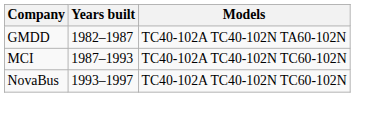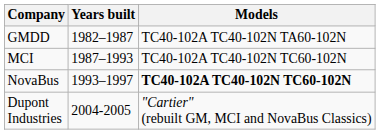(244, 80) normal -> (246, 80) bold
+ row: (35, 110)
